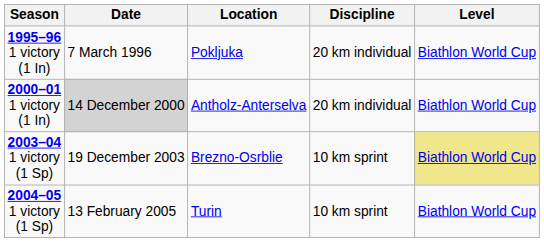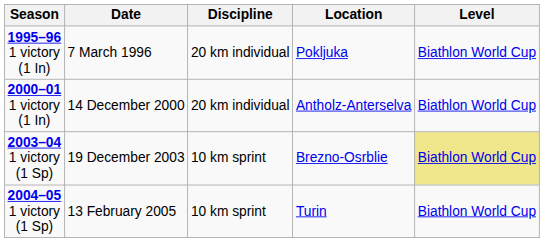columns swapped: (249, 15) <-> (362, 15)
(126, 105) lightgrey background -> (126, 105) no background
